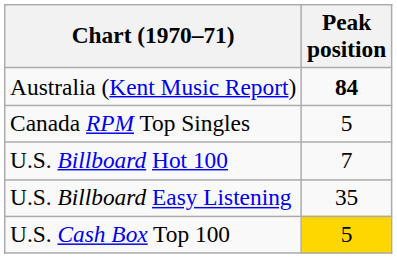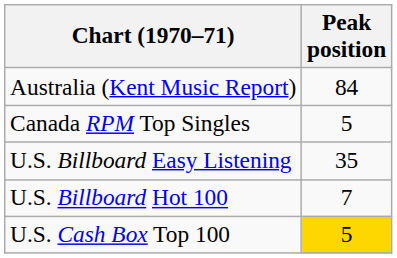(347, 86) bold -> (347, 86) normal
rows swapped: (119, 160) <-> (151, 197)
